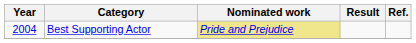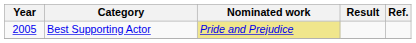(24, 30) 2004 -> (24, 30) 2005
